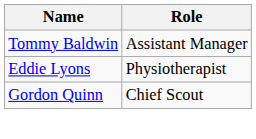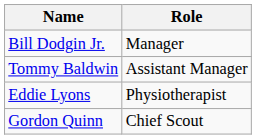+ row: (57, 43)
